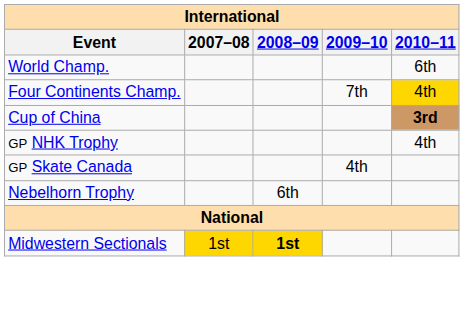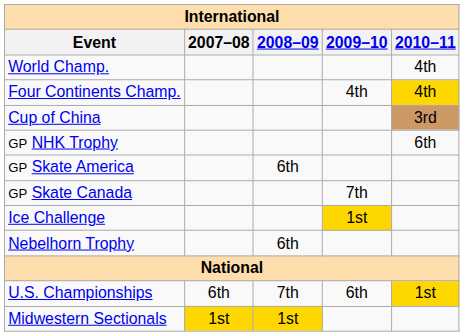(425, 67) 6th -> (425, 67) 4th
(357, 92) 7th -> (357, 92) 4th
(425, 117) bold -> (425, 117) normal
(425, 142) 4th -> (425, 142) 6th
+ row: (71, 167)
(357, 167) 4th -> (357, 192) 7th
+ row: (57, 218)
+ row: (80, 293)
(288, 243) bold -> (288, 318) normal
